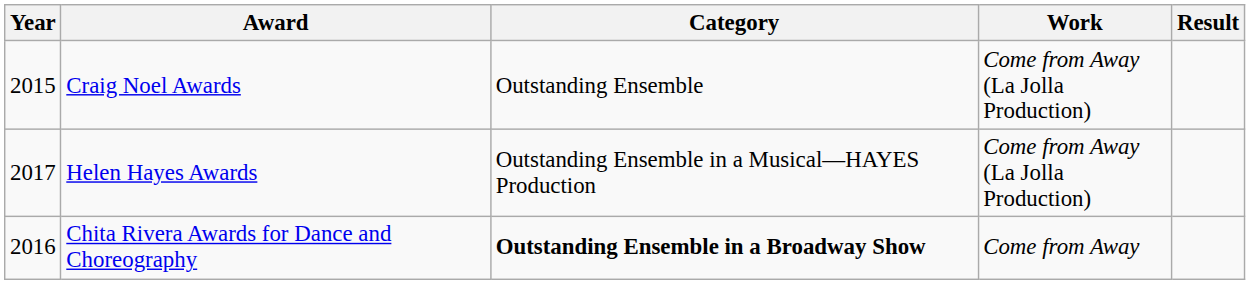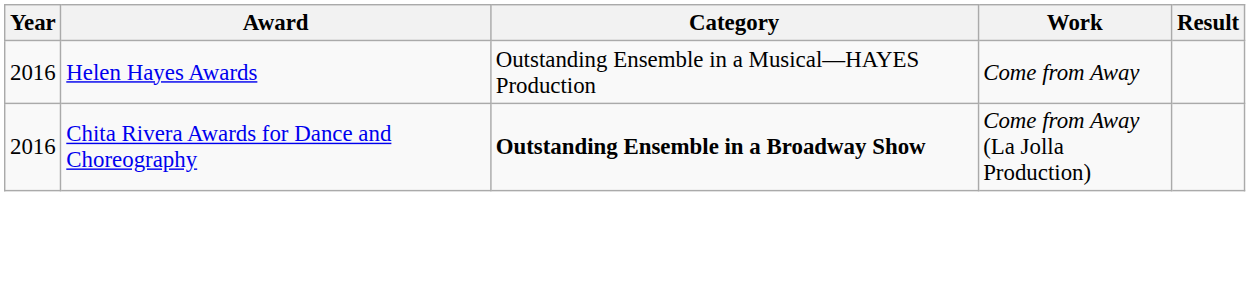- row: (154, 84)
(33, 172) 2017 -> (33, 71) 2016
(1061, 172) Come from Away (La Jolla Production) -> (1061, 71) Come from Away
(1061, 247) Come from Away -> (1061, 146) Come from Away (La Jolla Production)
